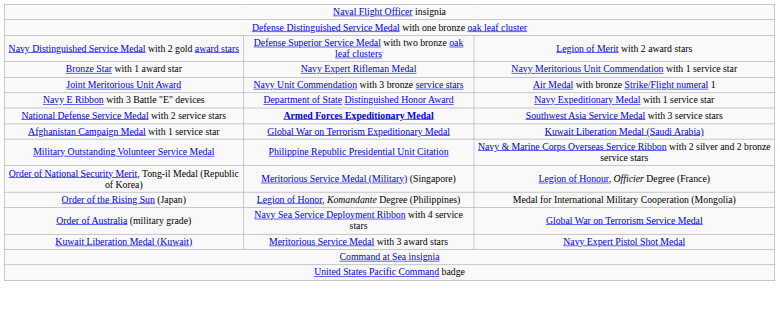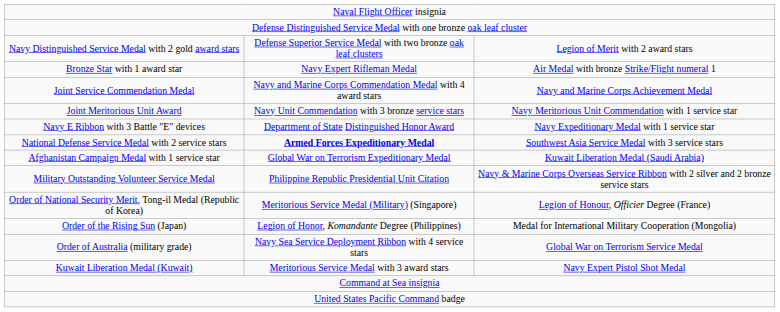(624, 69) Navy Meritorious Unit Commendation with 1 service star -> (624, 69) Air Medal with bronze Strike/Flight numeral 1
+ row: (124, 90)
(624, 85) Air Medal with bronze Strike/Flight numeral 1 -> (624, 111) Navy Meritorious Unit Commendation with 1 service star
